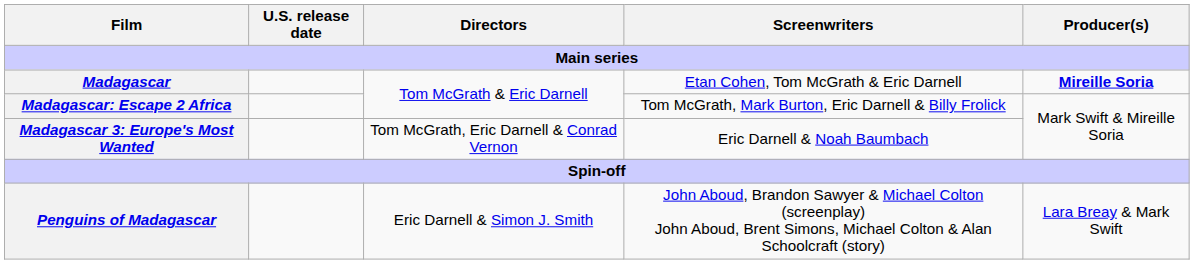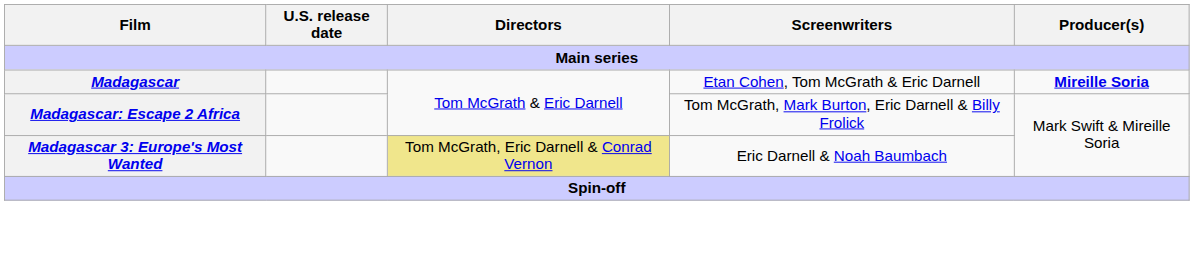(494, 138) no background -> (528, 155) khaki background
- row: (127, 221)
